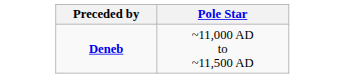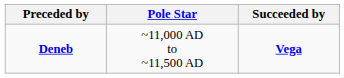+ column: (289, 14)
